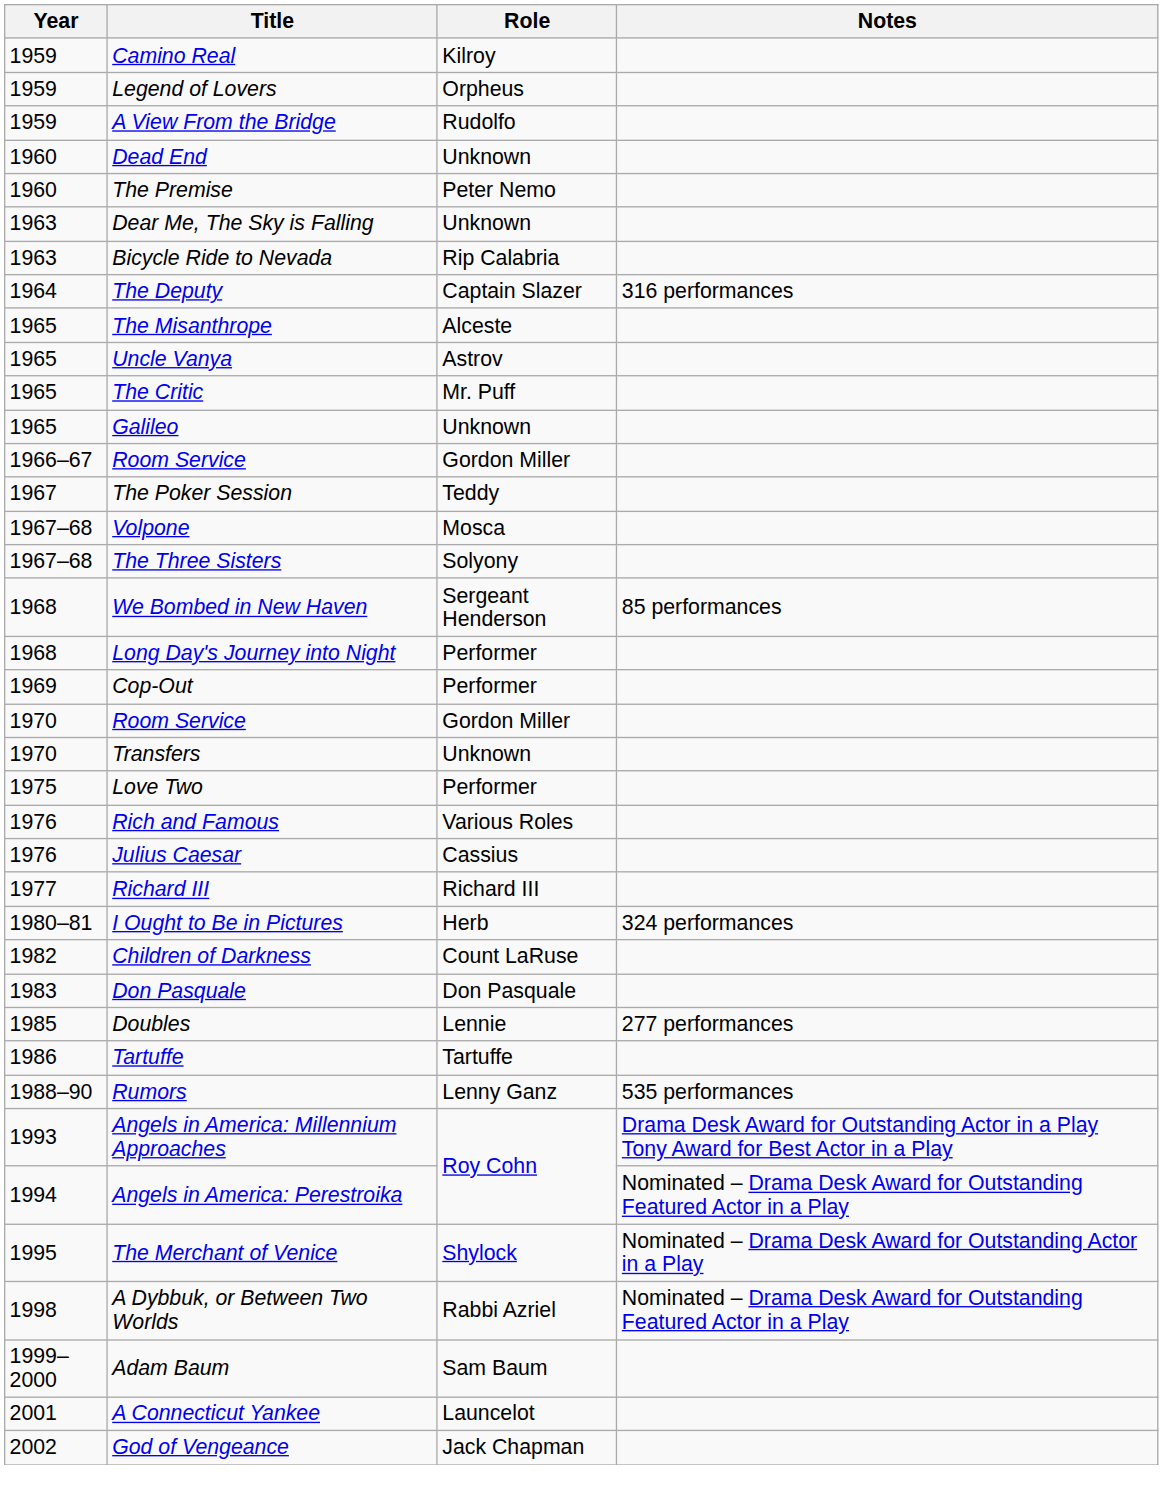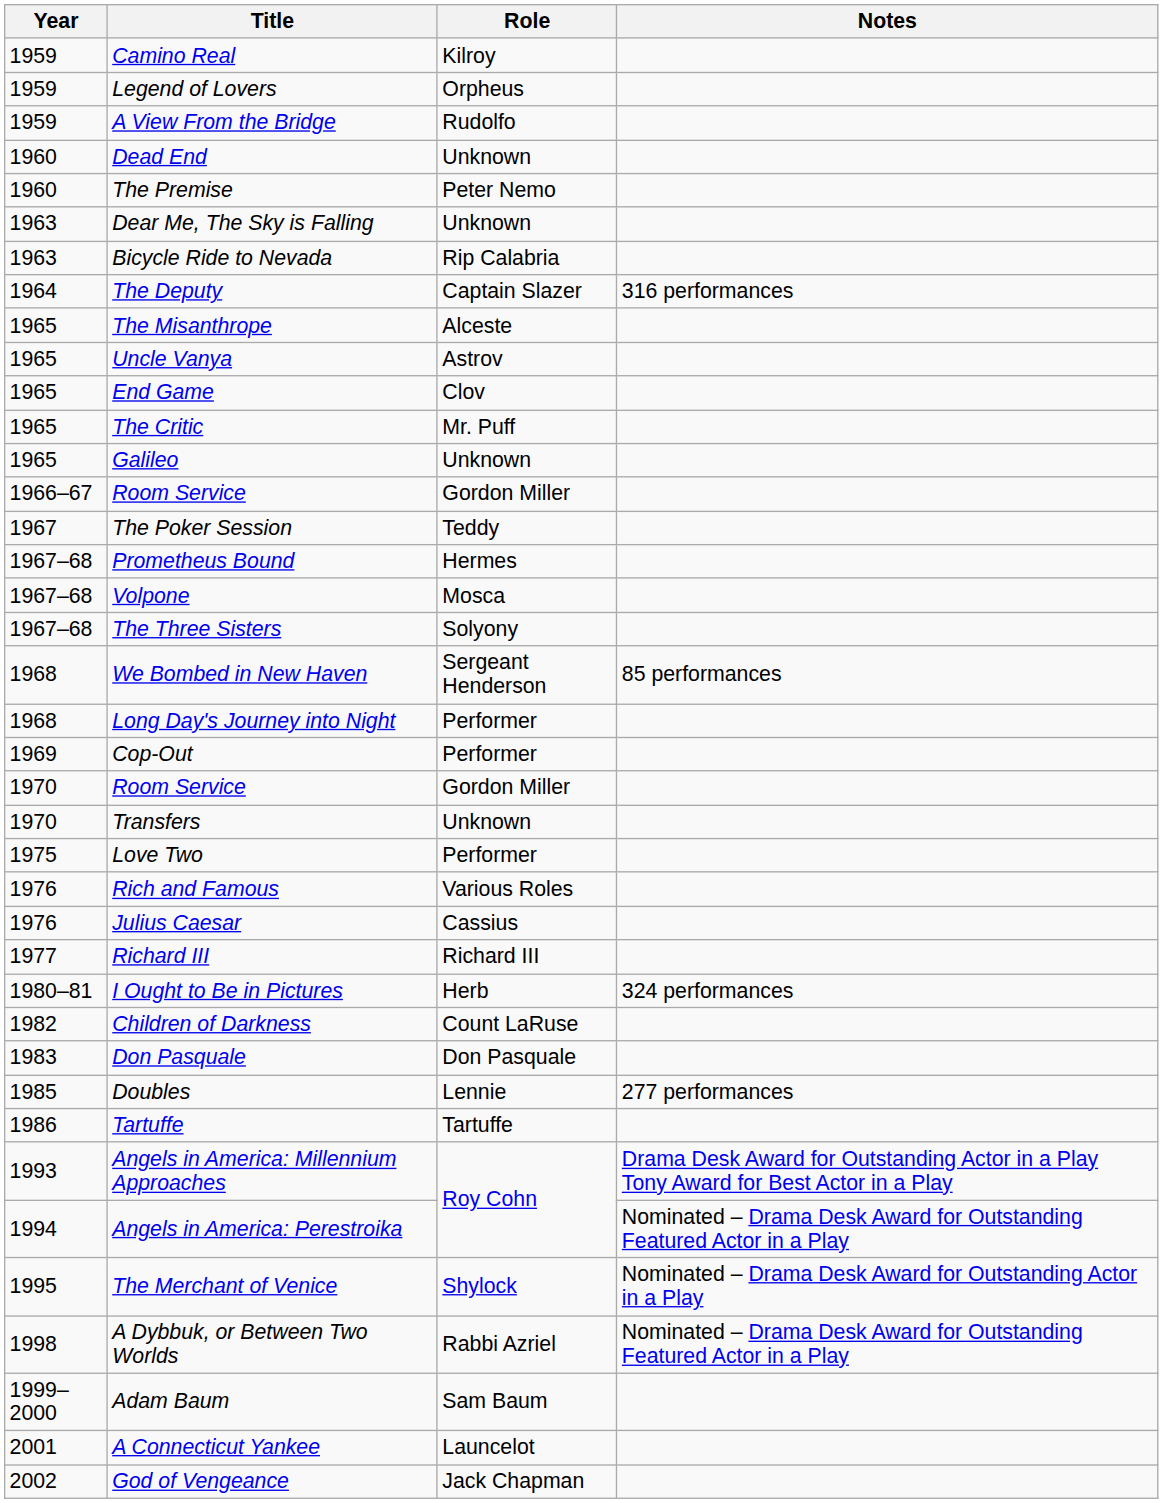+ row: (33, 392)
+ row: (51, 561)
- row: (51, 1091)
